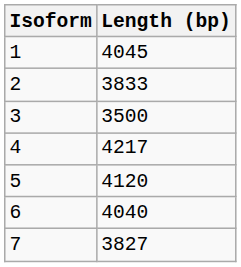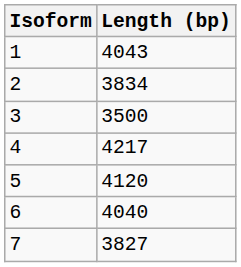(125, 53) 4045 -> (125, 53) 4043
(125, 85) 3833 -> (125, 85) 3834
